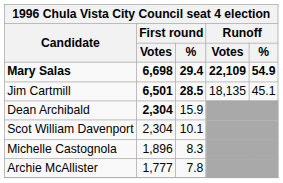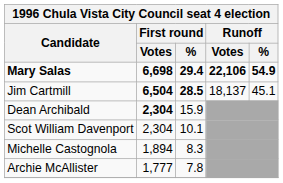(228, 71) 22,109 -> (228, 71) 22,106
(158, 91) 6,501 -> (158, 91) 6,504
(228, 91) 18,135 -> (228, 91) 18,137
(158, 149) 1,896 -> (158, 149) 1,894
